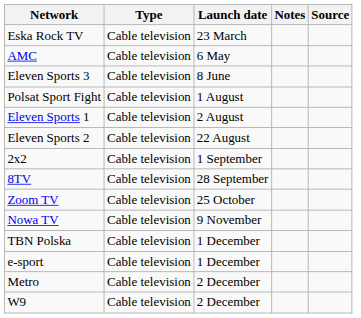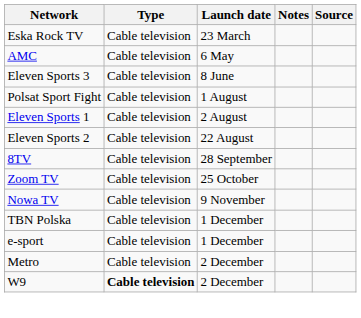- row: (17, 158)
(149, 302) normal -> (151, 281) bold
